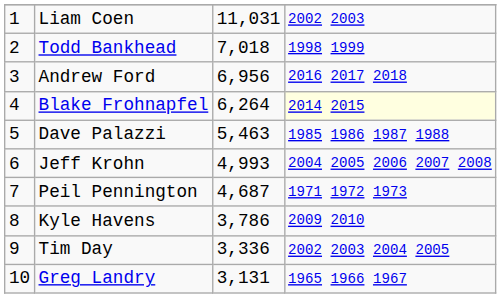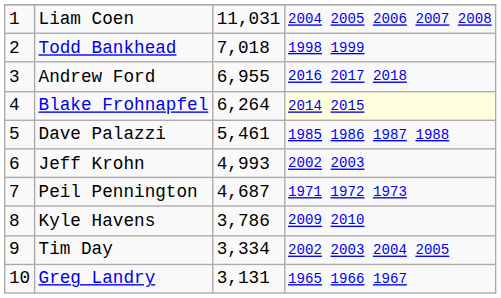(326, 19) 2002 2003 -> (390, 19) 2004 2005 2006 2007 2008
(243, 77) 6,956 -> (243, 77) 6,955
(243, 134) 5,463 -> (243, 134) 5,461
(390, 163) 2004 2005 2006 2007 2008 -> (326, 163) 2002 2003
(243, 250) 3,336 -> (243, 250) 3,334
